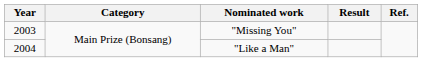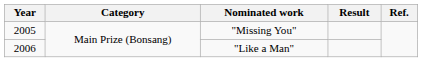(25, 30) 2003 -> (25, 30) 2005
(25, 48) 2004 -> (25, 48) 2006
